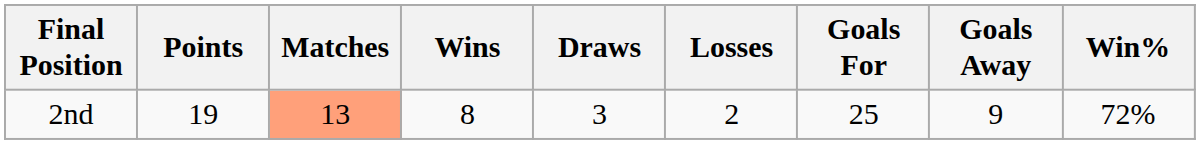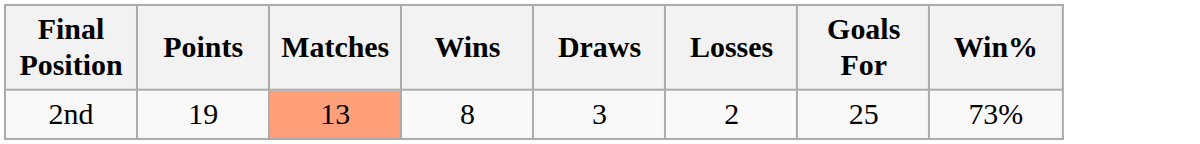- column: (996, 47)
(1128, 114) 72% -> (996, 114) 73%
